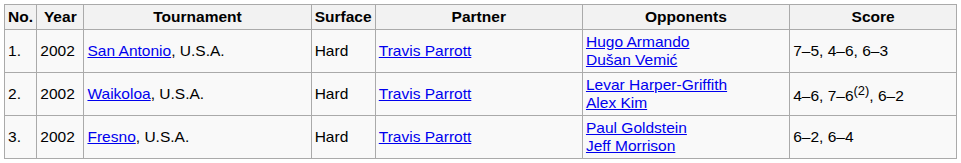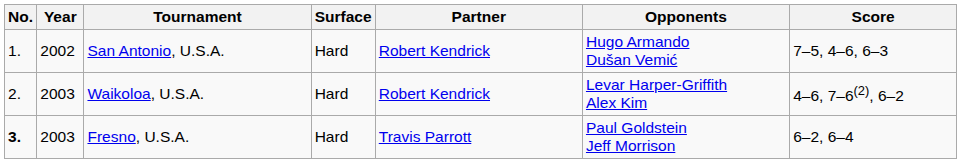(425, 50) Travis Parrott -> (434, 50) Robert Kendrick
(58, 93) 2002 -> (58, 93) 2003
(425, 93) Travis Parrott -> (434, 93) Robert Kendrick
(15, 137) normal -> (15, 137) bold
(58, 137) 2002 -> (58, 137) 2003
